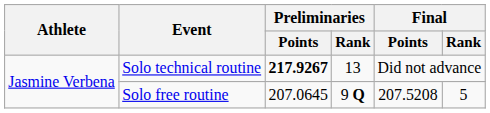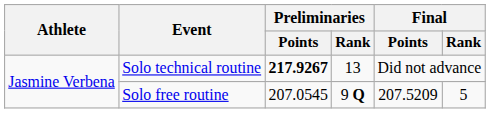(298, 94) 207.0645 -> (298, 94) 207.0545
(408, 94) 207.5208 -> (408, 94) 207.5209
